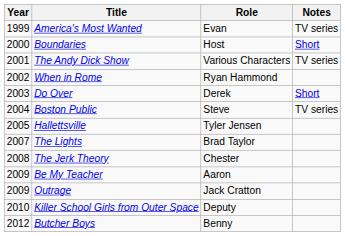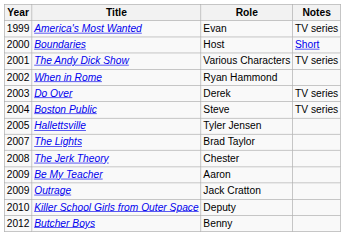(307, 93) Short -> (317, 93) TV series
